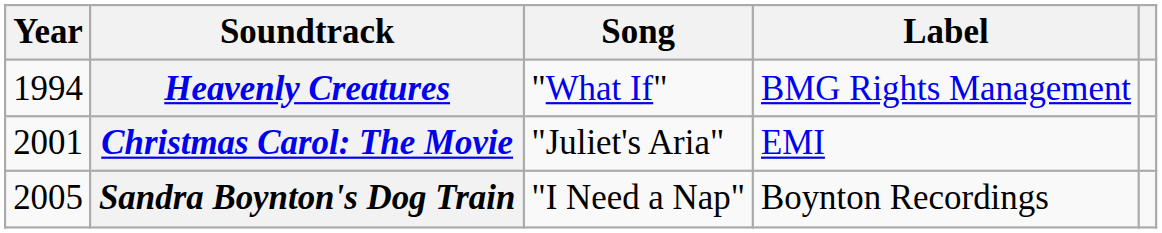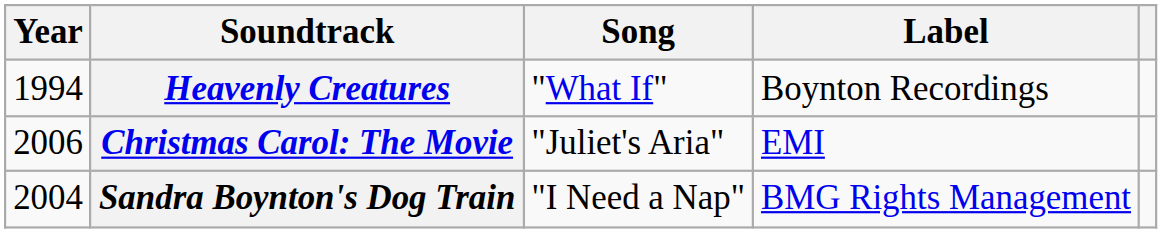(946, 87) BMG Rights Management -> (905, 87) Boynton Recordings
(48, 142) 2001 -> (48, 142) 2006
(48, 198) 2005 -> (48, 198) 2004
(905, 198) Boynton Recordings -> (946, 198) BMG Rights Management
